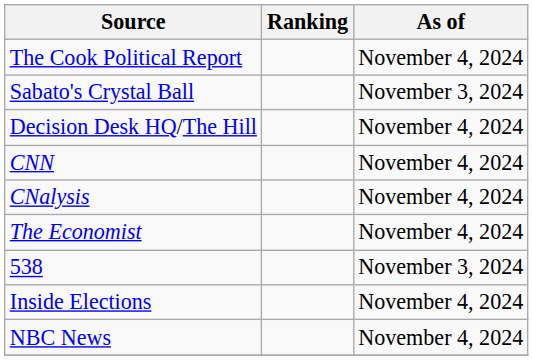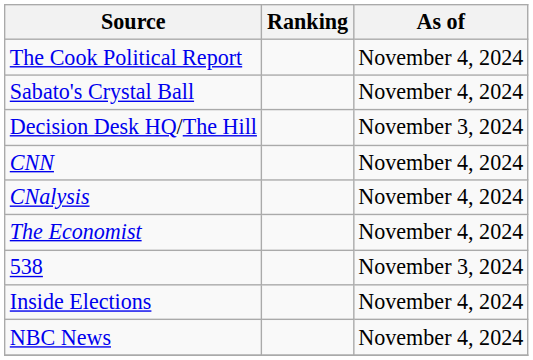(441, 92) November 3, 2024 -> (441, 92) November 4, 2024
(441, 127) November 4, 2024 -> (441, 127) November 3, 2024
